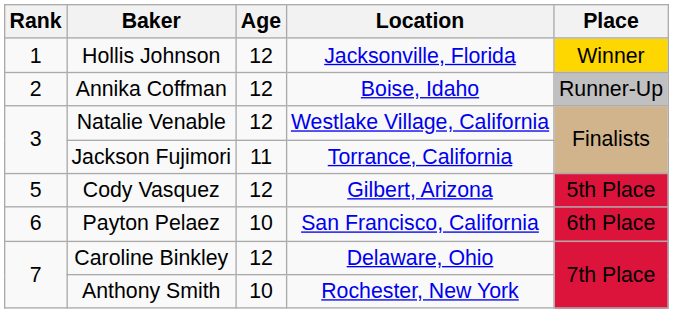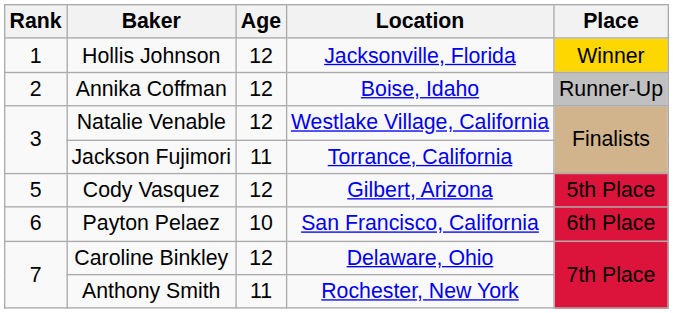(261, 291) 10 -> (261, 291) 11
